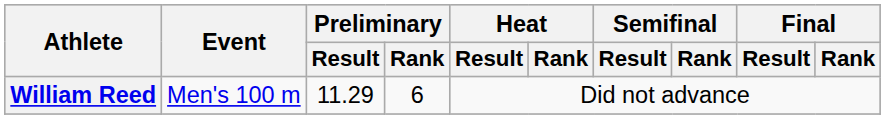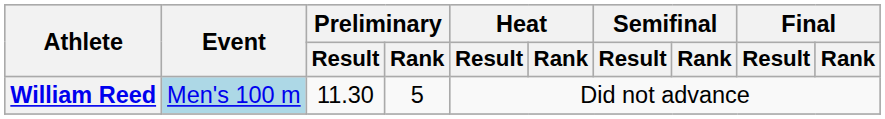(234, 96) no background -> (234, 96) lightblue background
(345, 96) 11.29 -> (345, 96) 11.30
(417, 96) 6 -> (417, 96) 5
